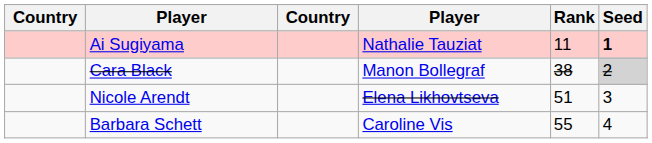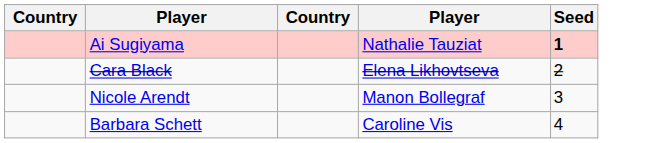- column: (574, 17)
(424, 71) Manon Bollegraf -> (431, 71) Elena Likhovtseva
(607, 71) lightgrey background -> (559, 71) no background
(431, 97) Elena Likhovtseva -> (424, 97) Manon Bollegraf
